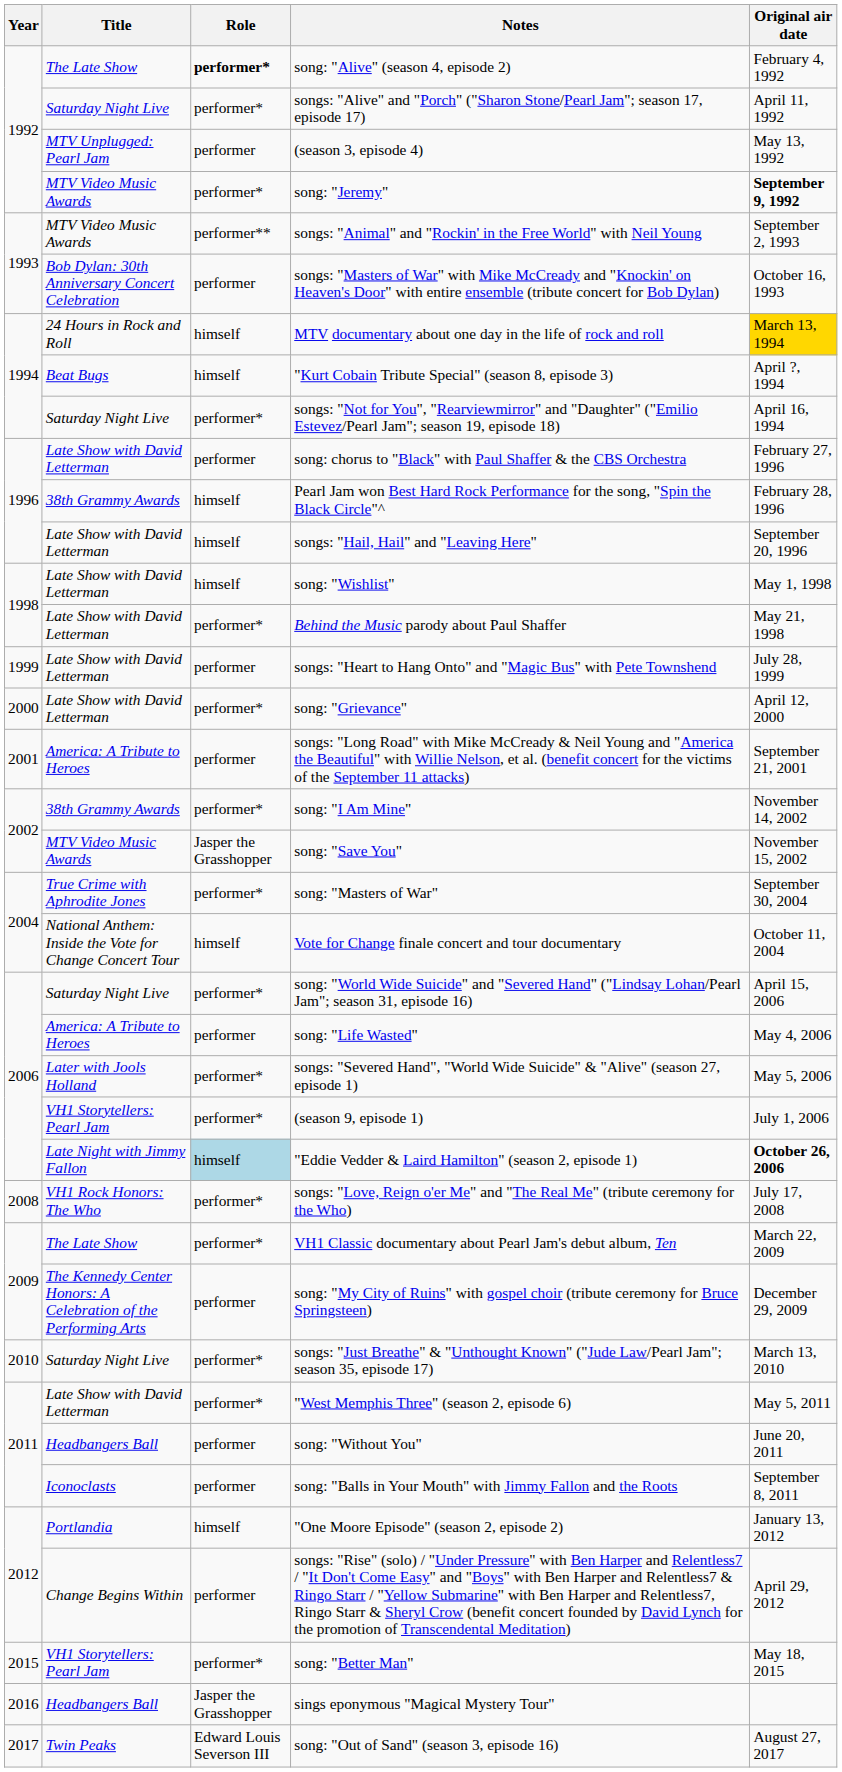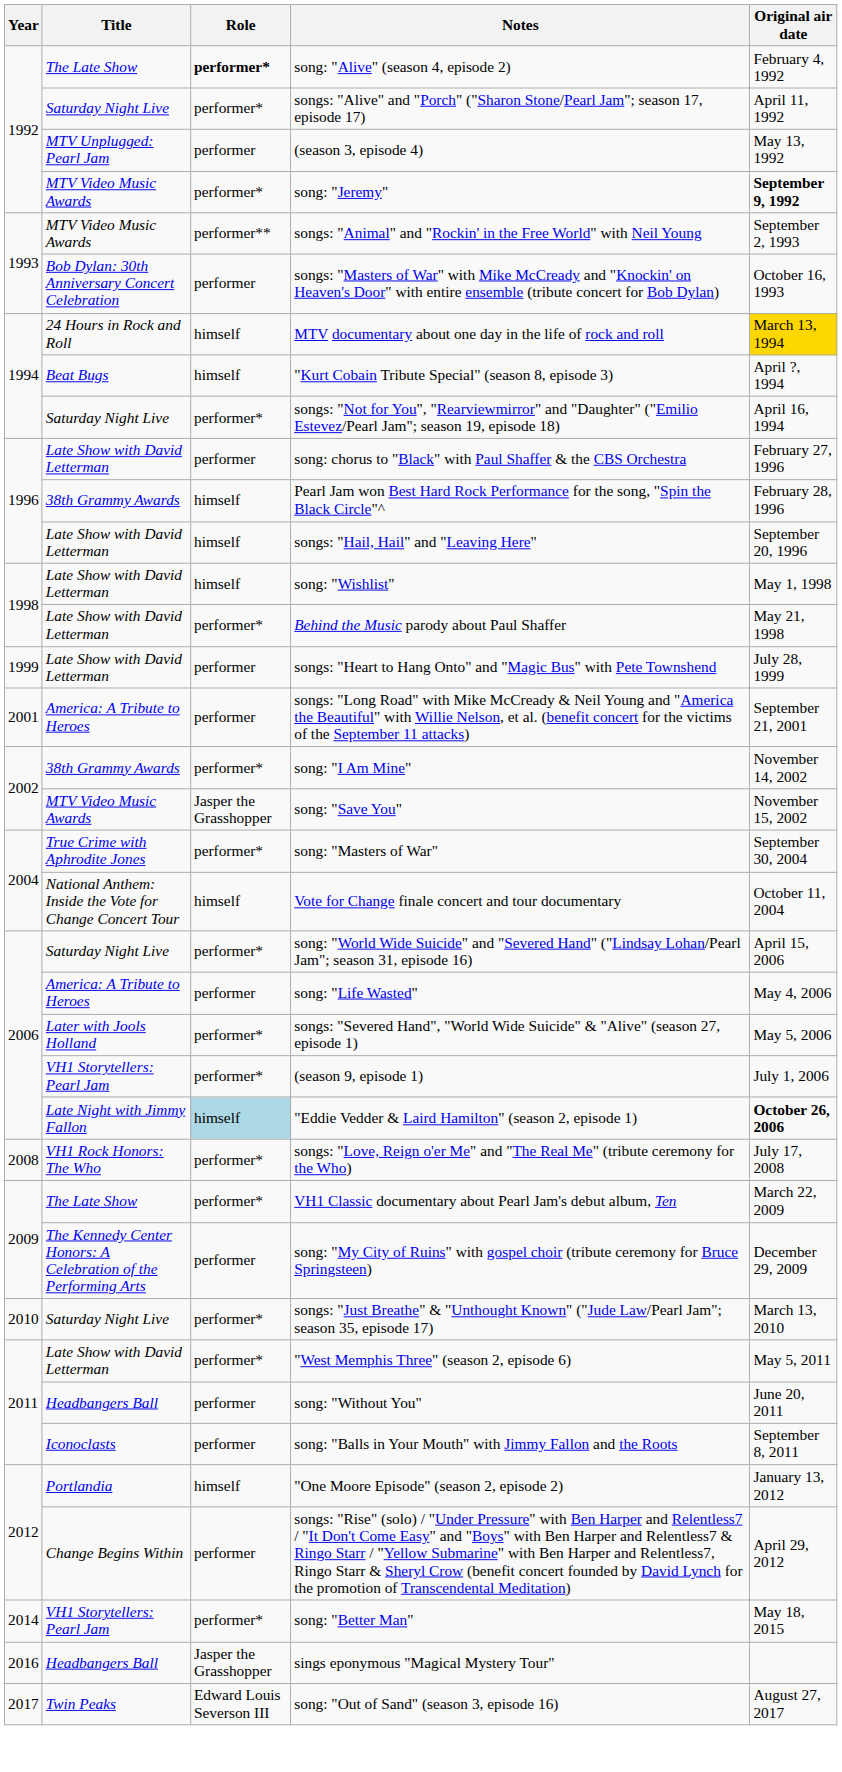- row: (351, 708)
(23, 1662) 2015 -> (23, 1620) 2014
